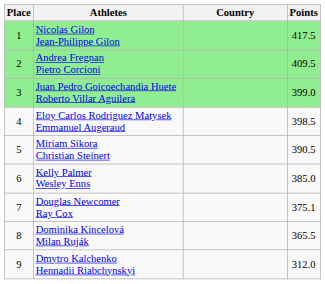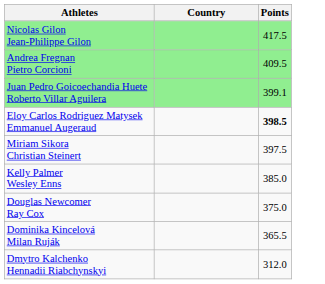- column: (19, 12)
(304, 92) 399.0 -> (275, 92) 399.1
(304, 121) normal -> (275, 121) bold
(304, 150) 390.5 -> (275, 150) 397.5
(304, 207) 375.1 -> (275, 207) 375.0
